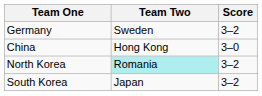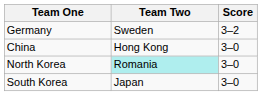(230, 64) 3–2 -> (230, 64) 3–0
(230, 82) 3–2 -> (230, 82) 3–0
